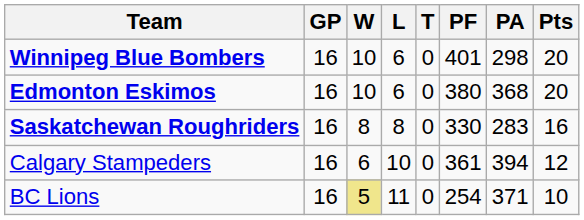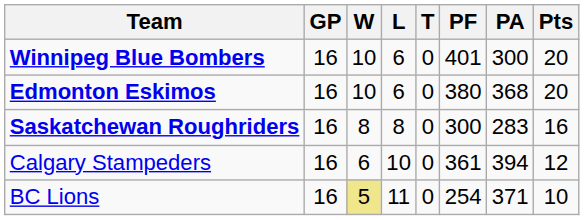(510, 57) 298 -> (510, 57) 300
(463, 127) 330 -> (463, 127) 300
